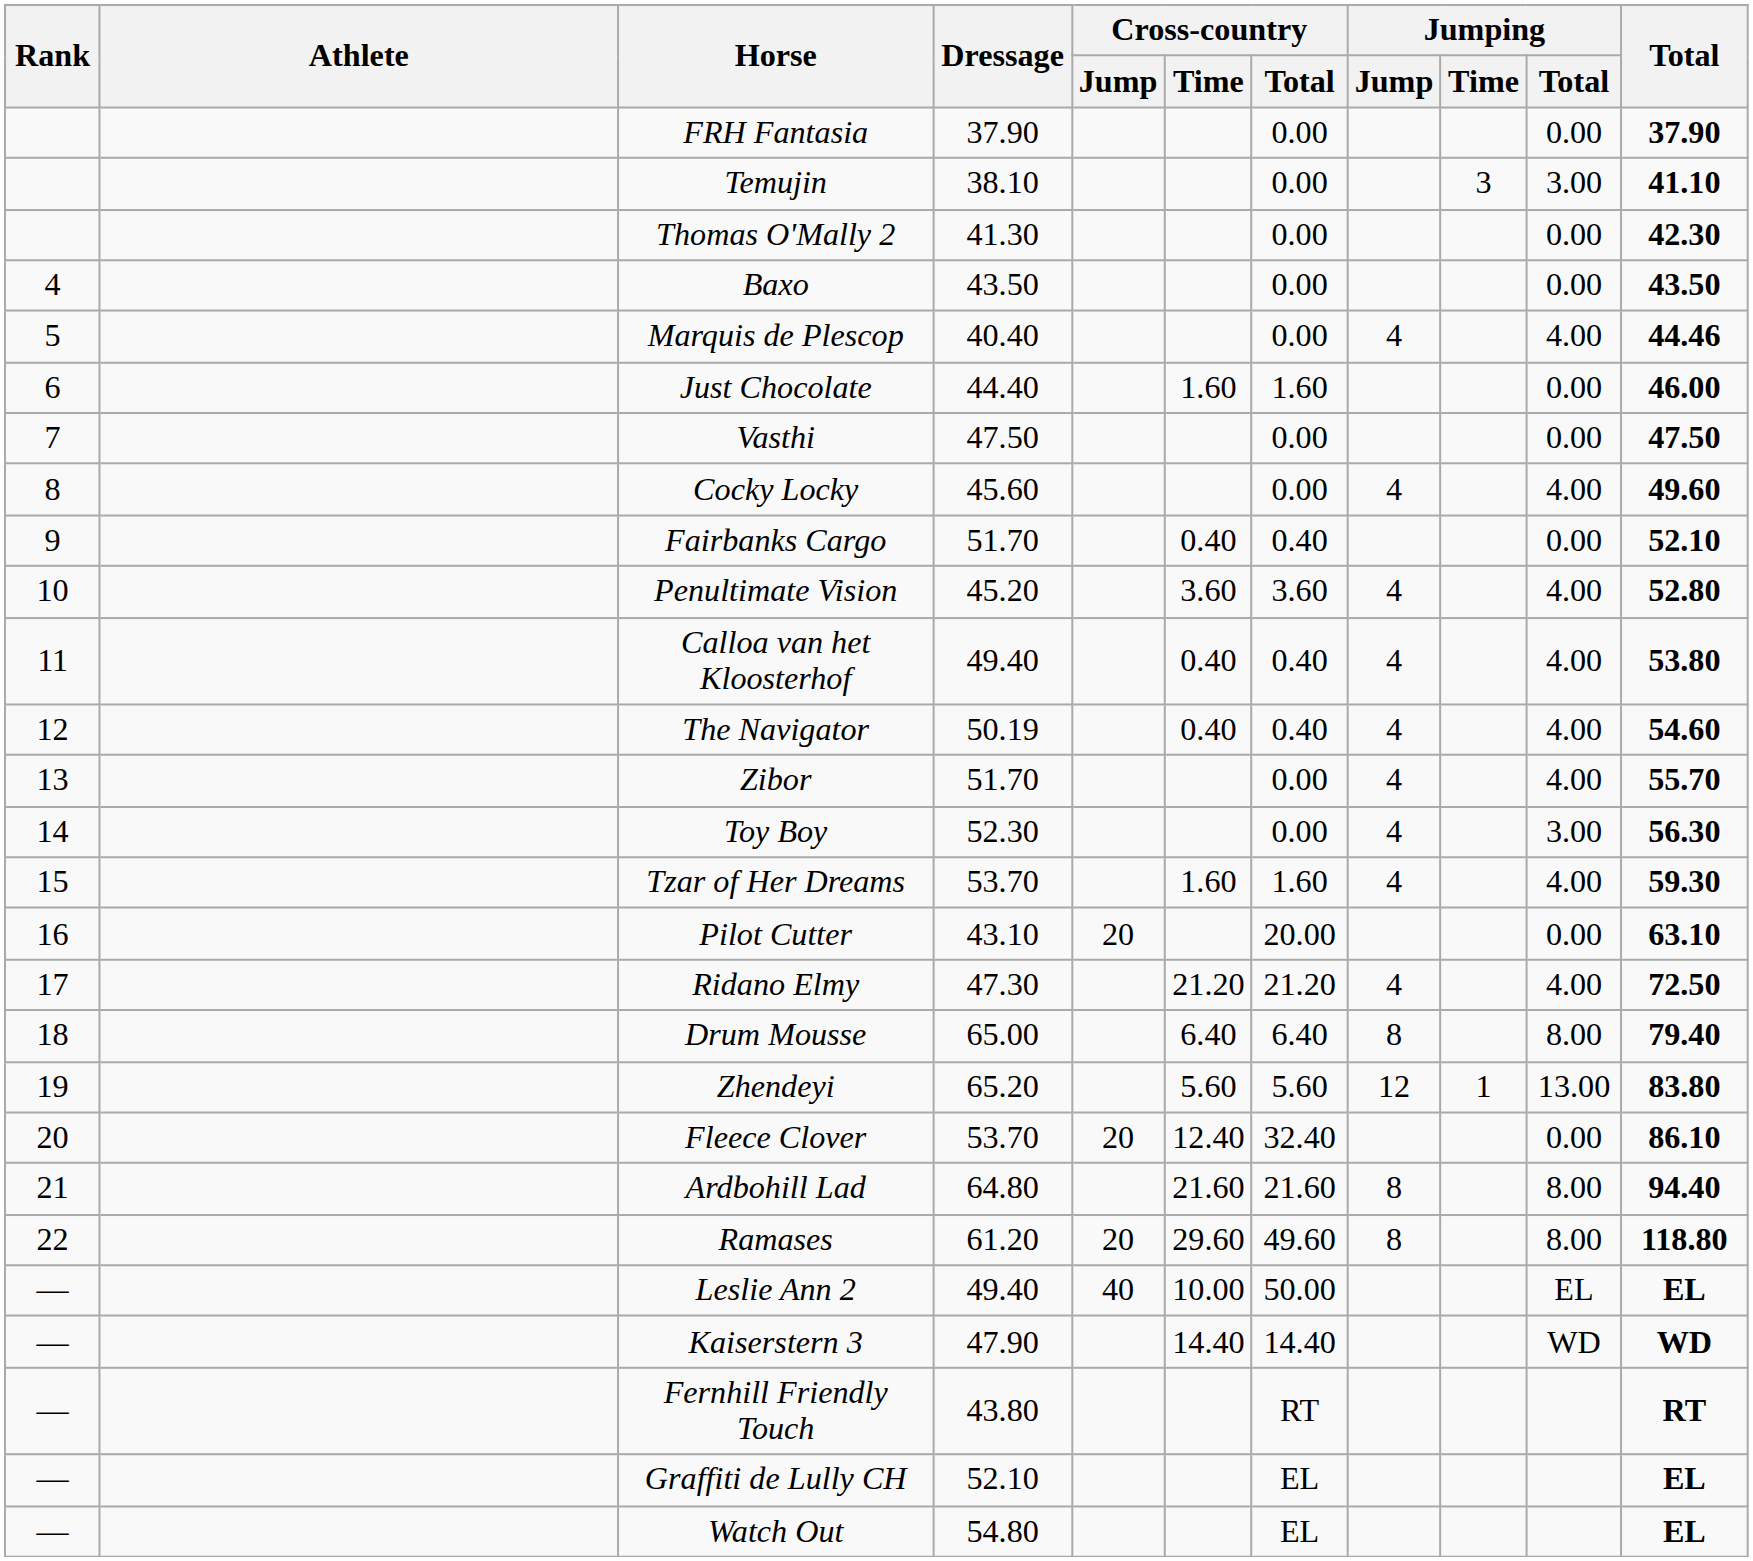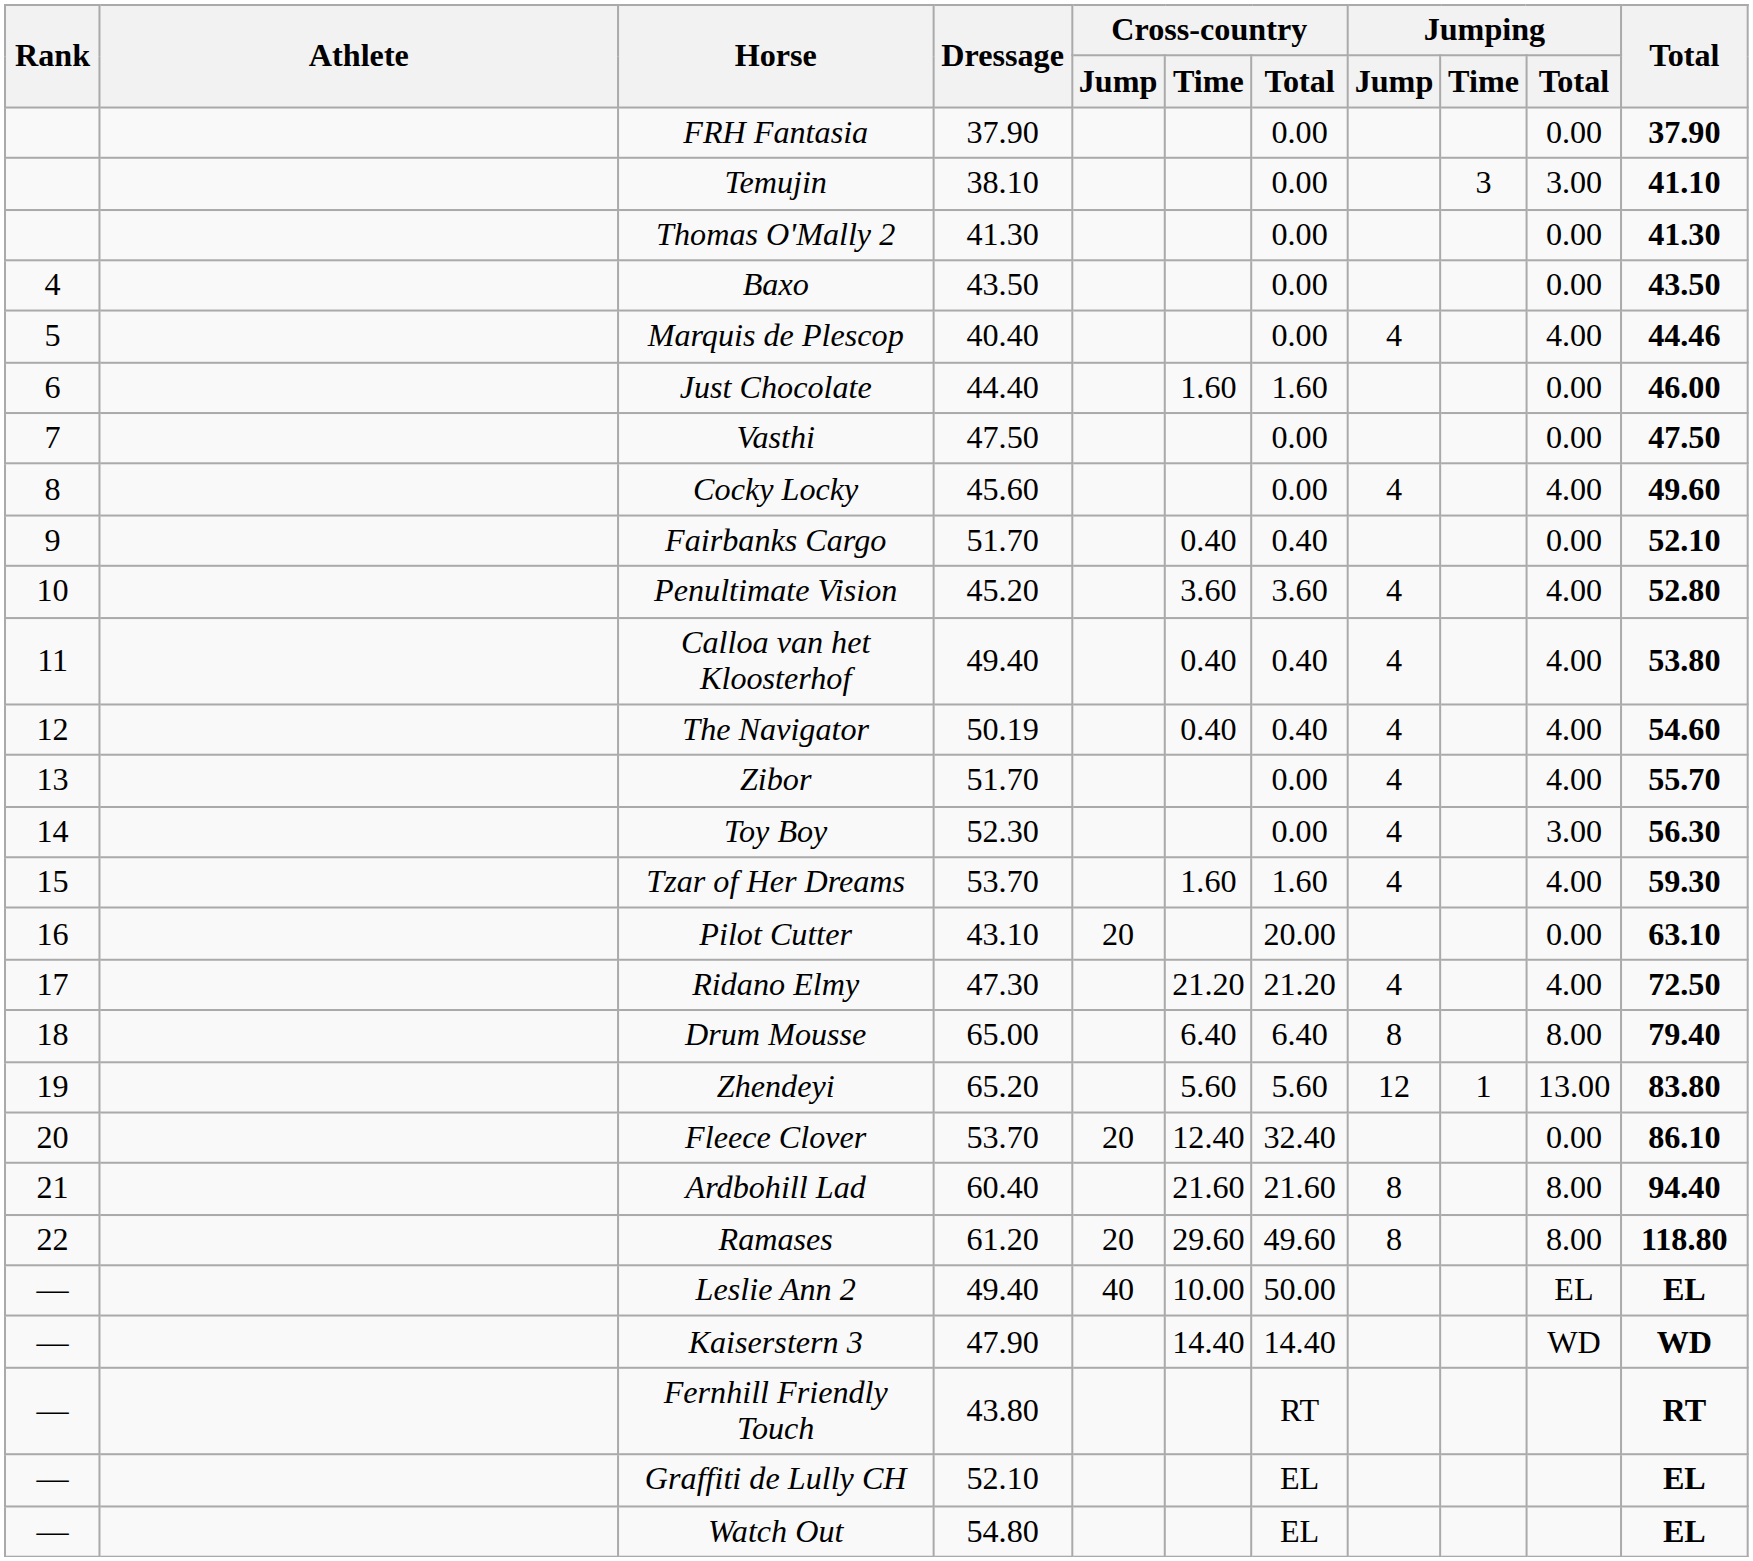(1684, 234) 42.30 -> (1684, 234) 41.30
(1003, 1188) 64.80 -> (1003, 1188) 60.40
